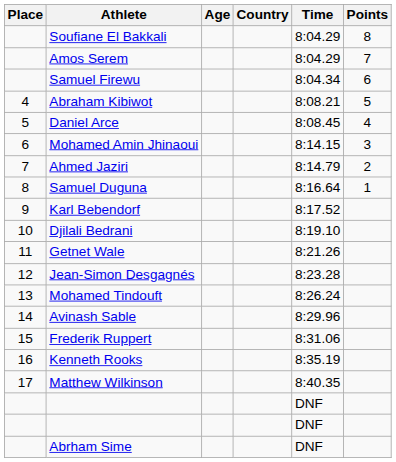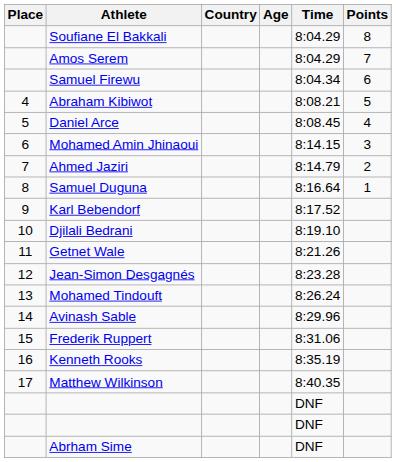columns swapped: (217, 15) <-> (263, 15)
